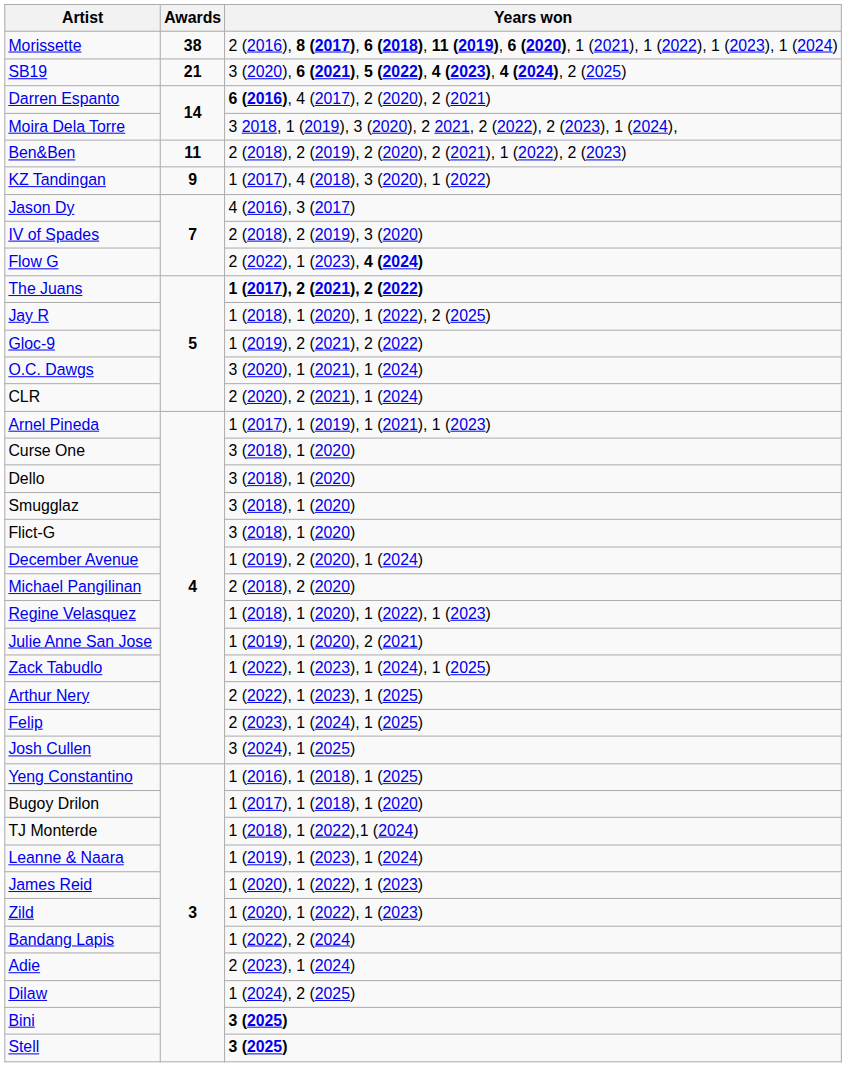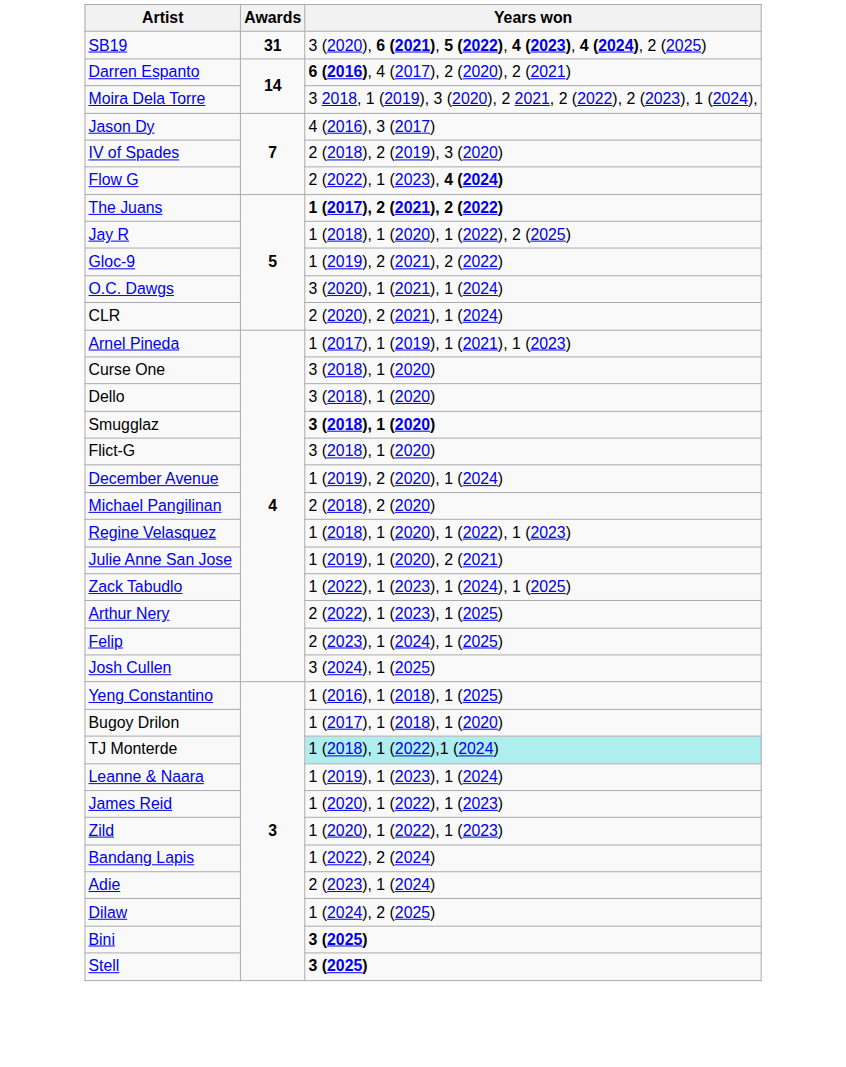- row: (45, 45)
(193, 72) 21 -> (273, 45) 31
- row: (42, 153)
- row: (57, 180)
(292, 505) normal -> (372, 424) bold
(324, 831) no background -> (404, 749) paleturquoise background
